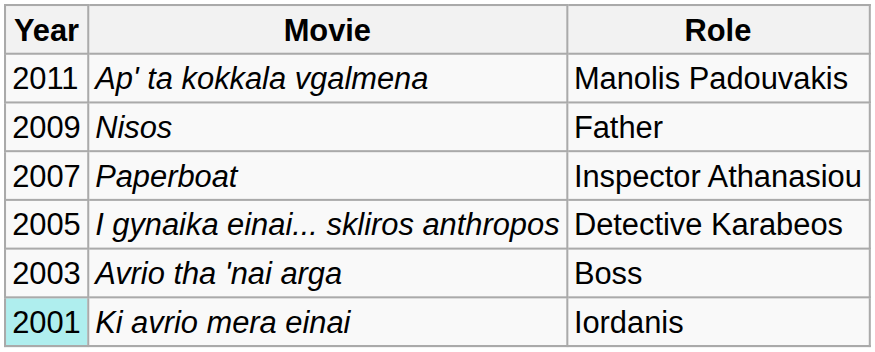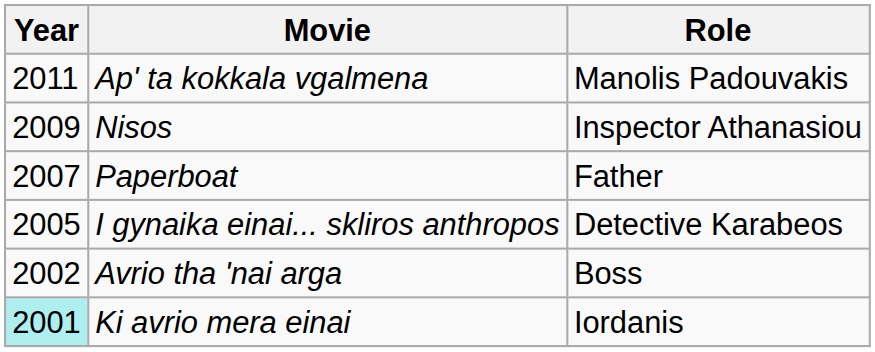(618, 127) Father -> (718, 127) Inspector Athanasiou
(718, 176) Inspector Athanasiou -> (618, 176) Father
(46, 274) 2003 -> (46, 274) 2002
